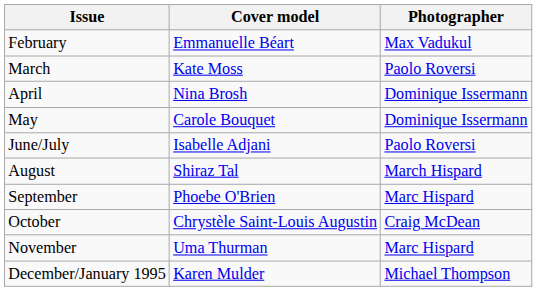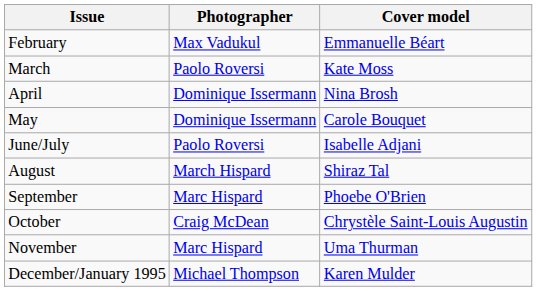columns swapped: (275, 17) <-> (456, 17)
